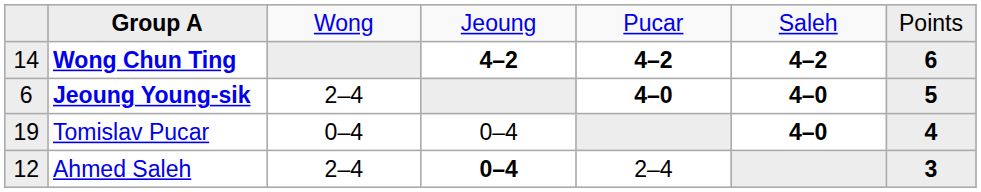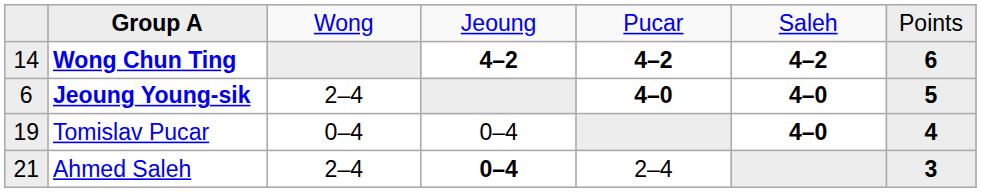(26, 169) 12 -> (26, 169) 21
